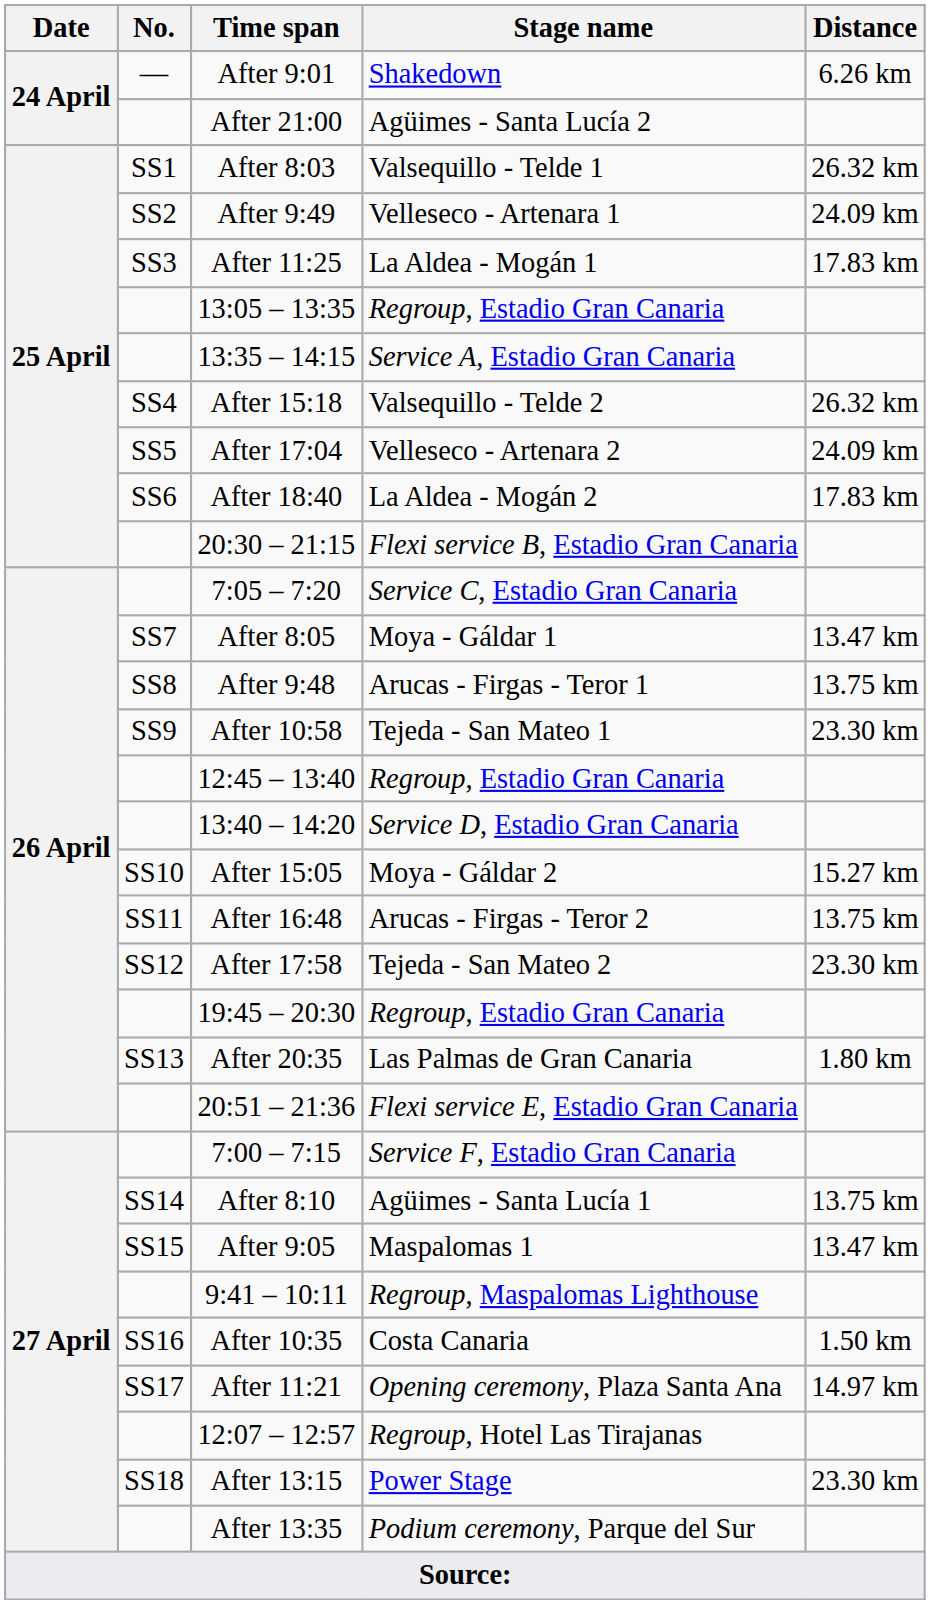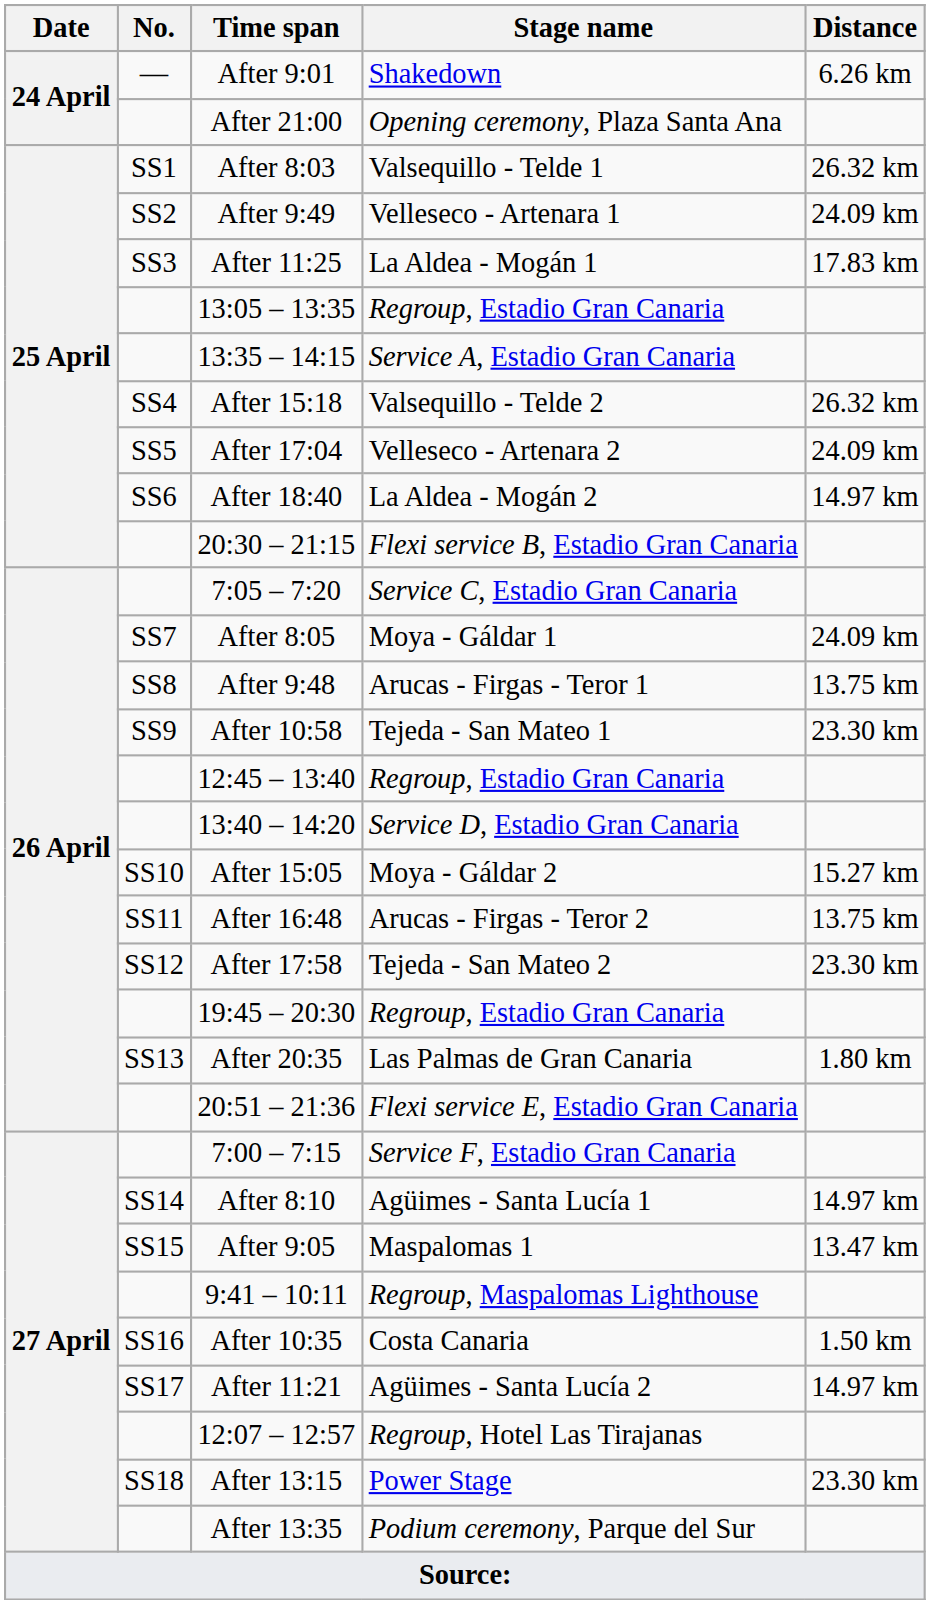(510, 121) Agüimes - Santa Lucía 2 -> (575, 121) Opening ceremony, Plaza Santa Ana
(865, 496) 17.83 km -> (865, 496) 14.97 km
(865, 637) 13.47 km -> (865, 637) 24.09 km
(865, 1199) 13.75 km -> (865, 1199) 14.97 km
(575, 1387) Opening ceremony, Plaza Santa Ana -> (510, 1387) Agüimes - Santa Lucía 2
